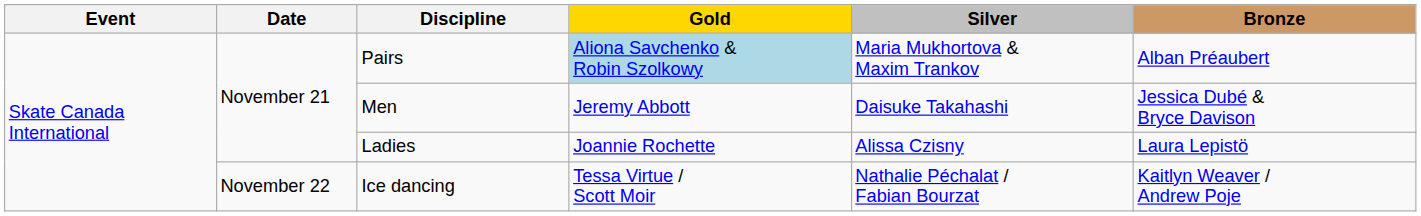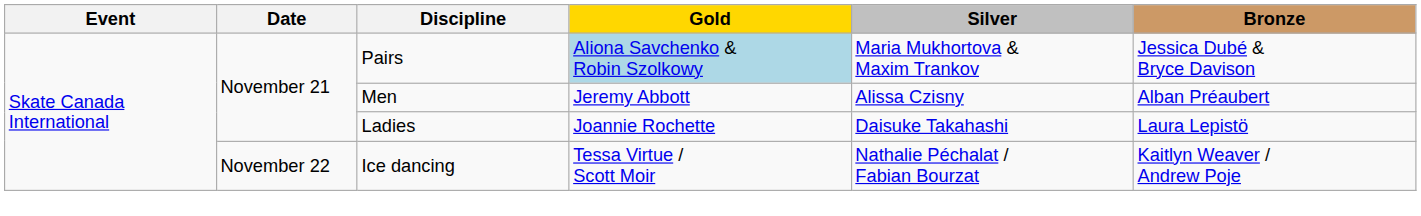(1203, 58) Alban Préaubert -> (1201, 58) Jessica Dubé & Bryce Davison
(932, 107) Daisuke Takahashi -> (910, 97) Alissa Czisny
(1201, 107) Jessica Dubé & Bryce Davison -> (1203, 97) Alban Préaubert
(910, 146) Alissa Czisny -> (932, 126) Daisuke Takahashi
